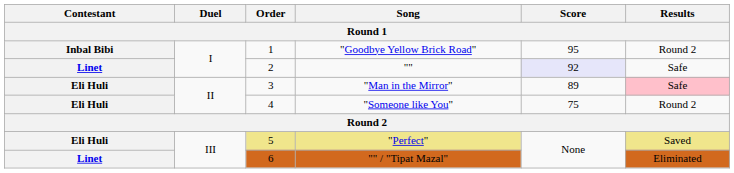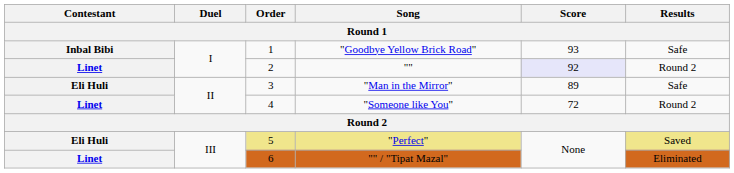(573, 49) 95 -> (573, 49) 93
(677, 49) Round 2 -> (677, 49) Safe
(677, 67) Safe -> (677, 67) Round 2
(677, 85) pink background -> (677, 85) no background
(90, 104) Eli Huli -> (90, 104) Linet
(573, 104) 75 -> (573, 104) 72
